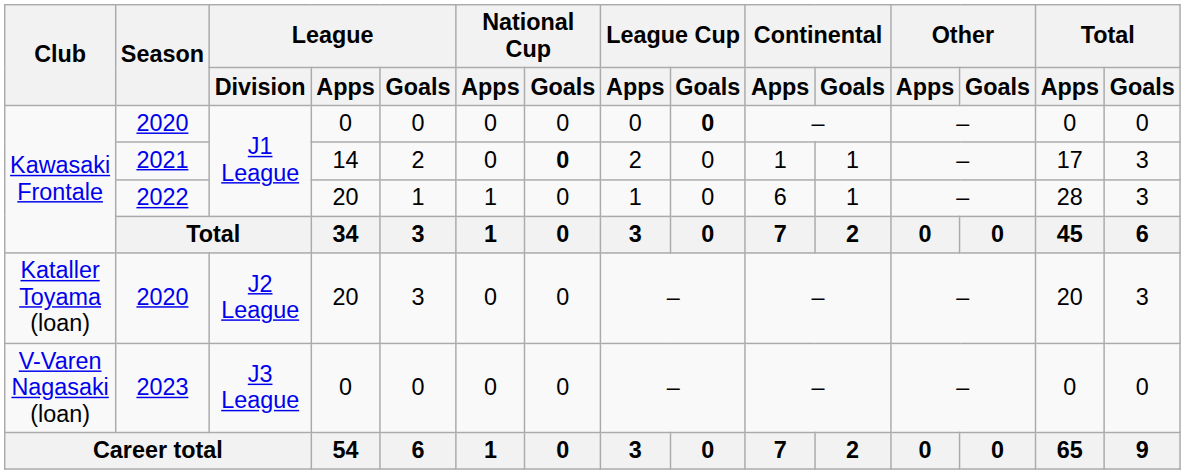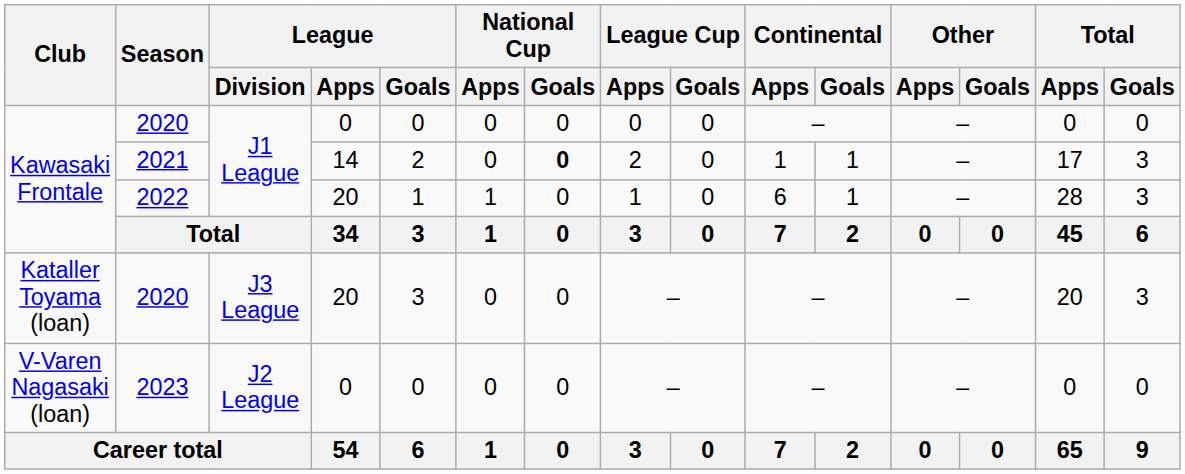(708, 123) bold -> (708, 123) normal
(260, 297) J2 League -> (260, 297) J3 League
(260, 387) J3 League -> (260, 387) J2 League
